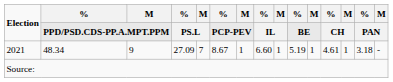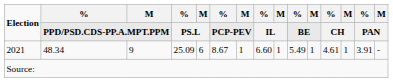(184, 50) 27.09 -> (184, 50) 25.09
(201, 50) 7 -> (201, 50) 6
(297, 50) 5.19 -> (297, 50) 5.49
(365, 50) 3.18 -> (365, 50) 3.91
